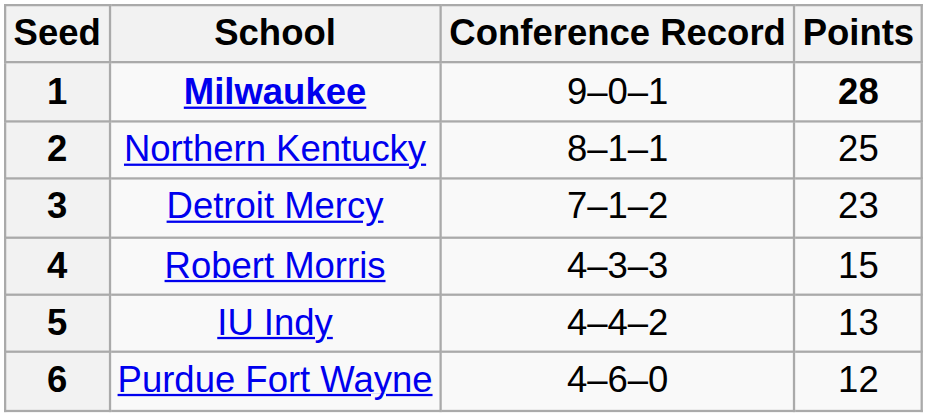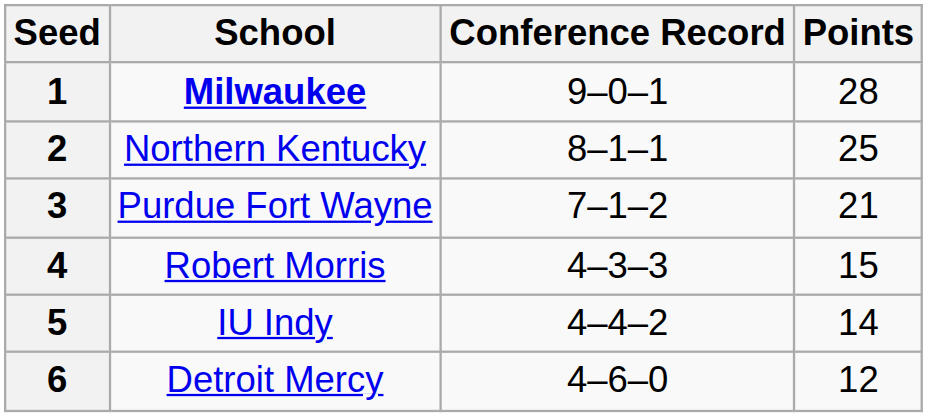(858, 91) bold -> (858, 91) normal
(275, 206) Detroit Mercy -> (275, 206) Purdue Fort Wayne
(858, 206) 23 -> (858, 206) 21
(858, 322) 13 -> (858, 322) 14
(275, 380) Purdue Fort Wayne -> (275, 380) Detroit Mercy
